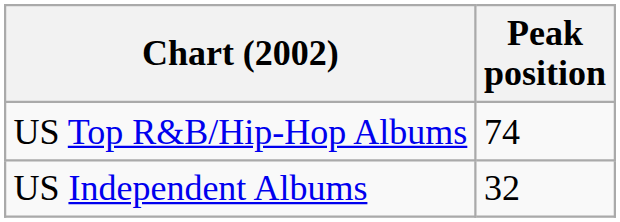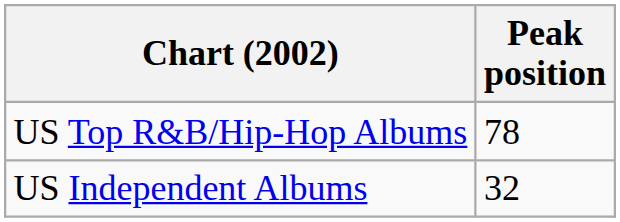(502, 130) 74 -> (502, 130) 78
